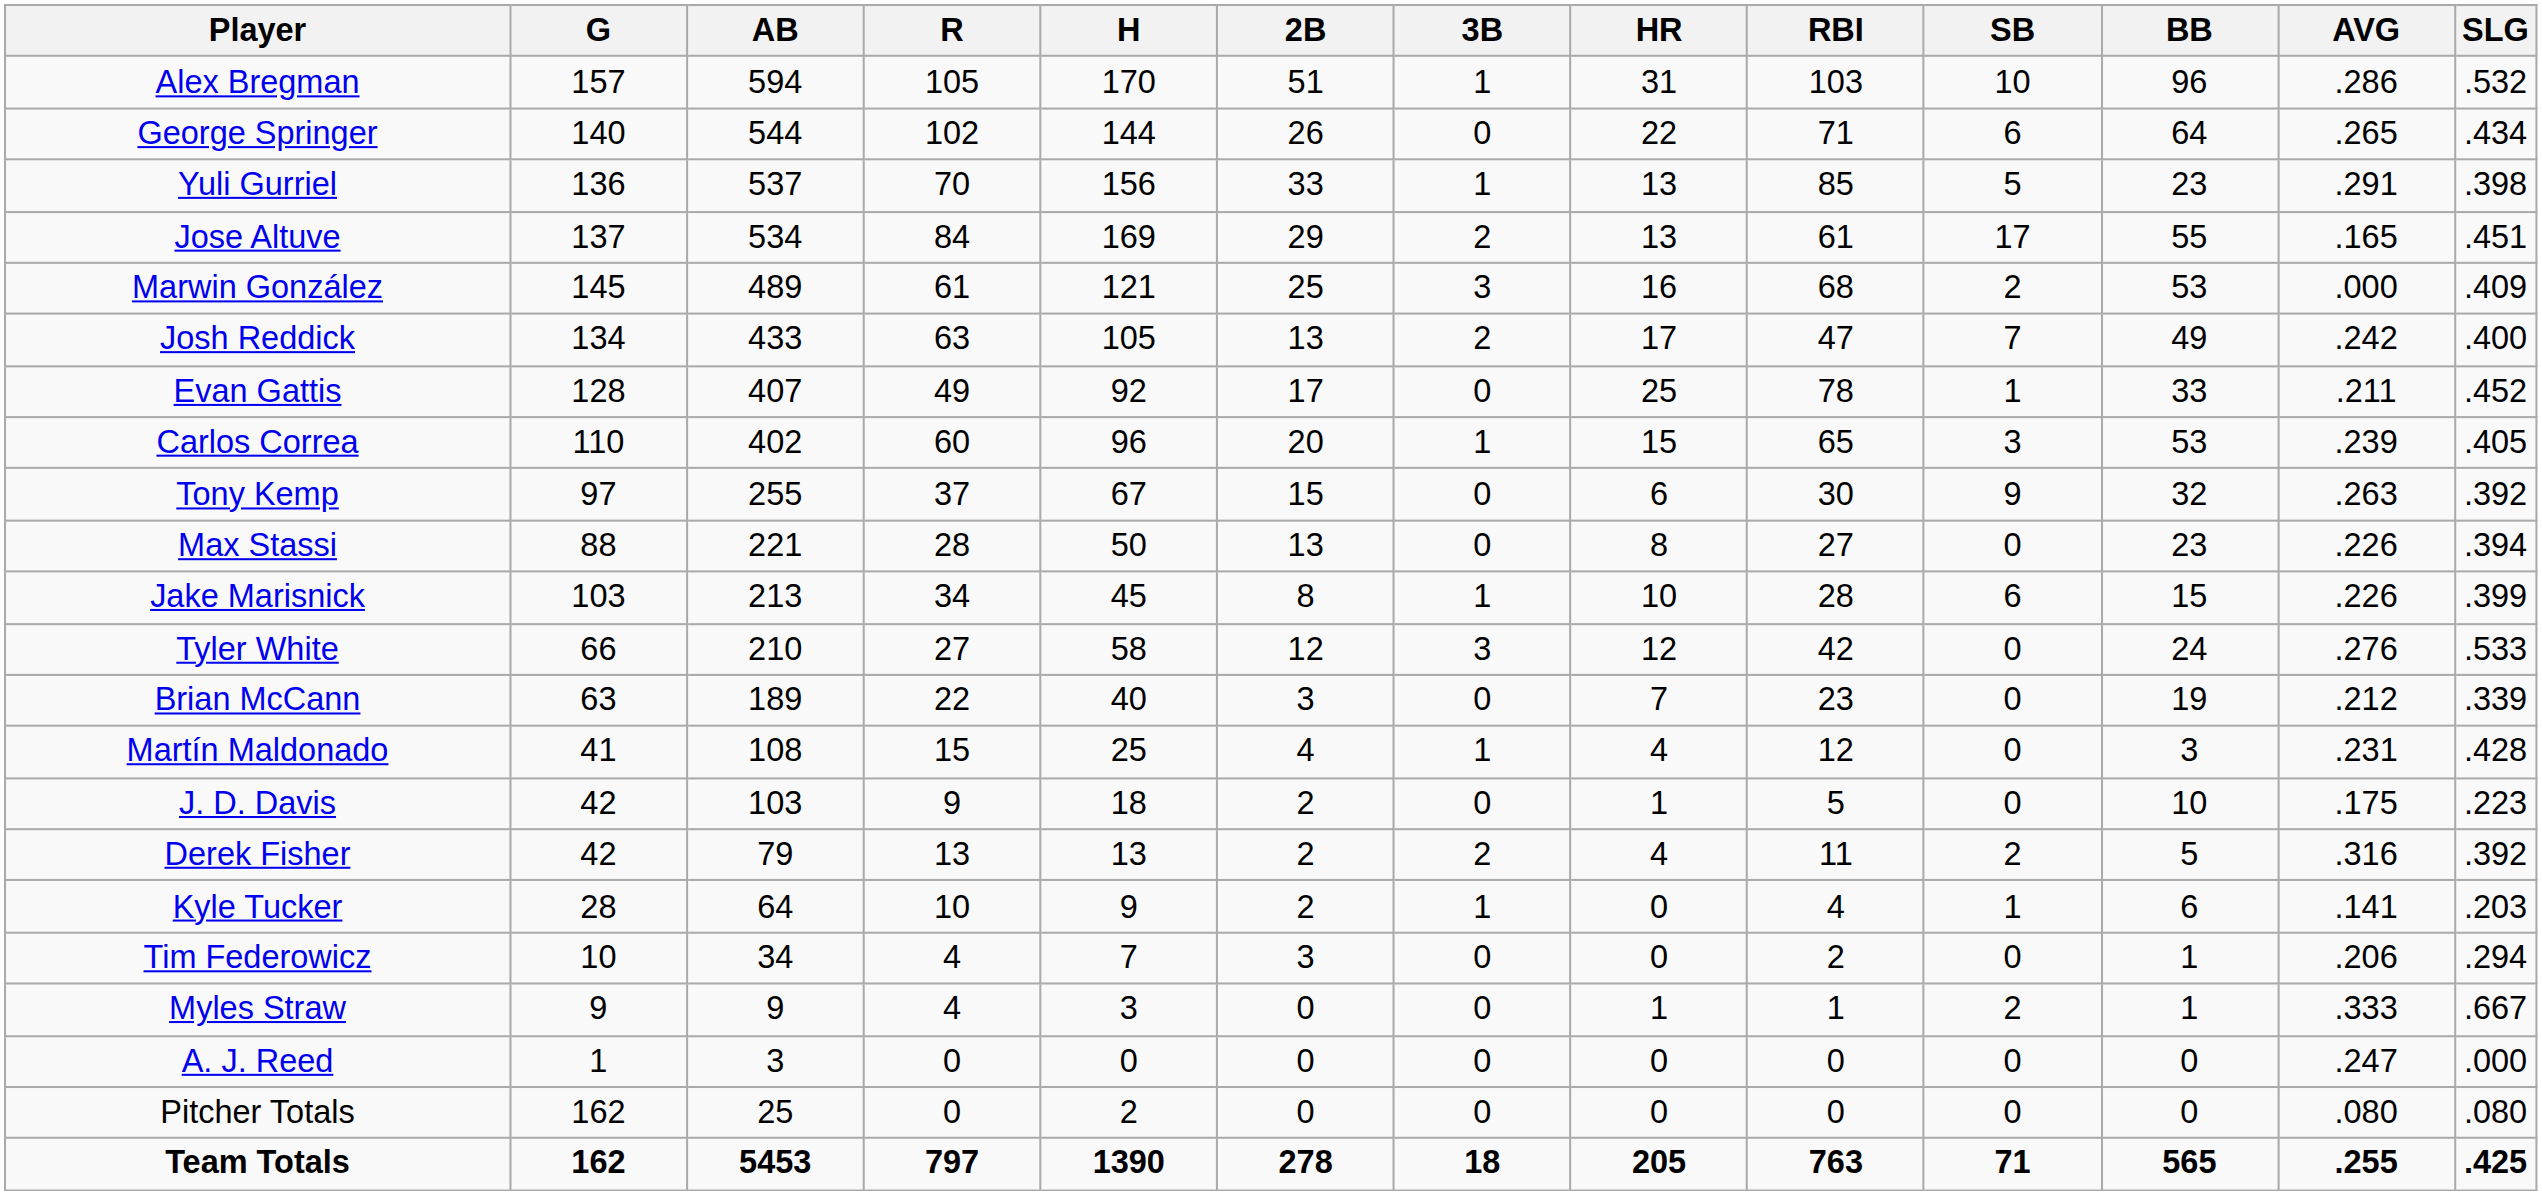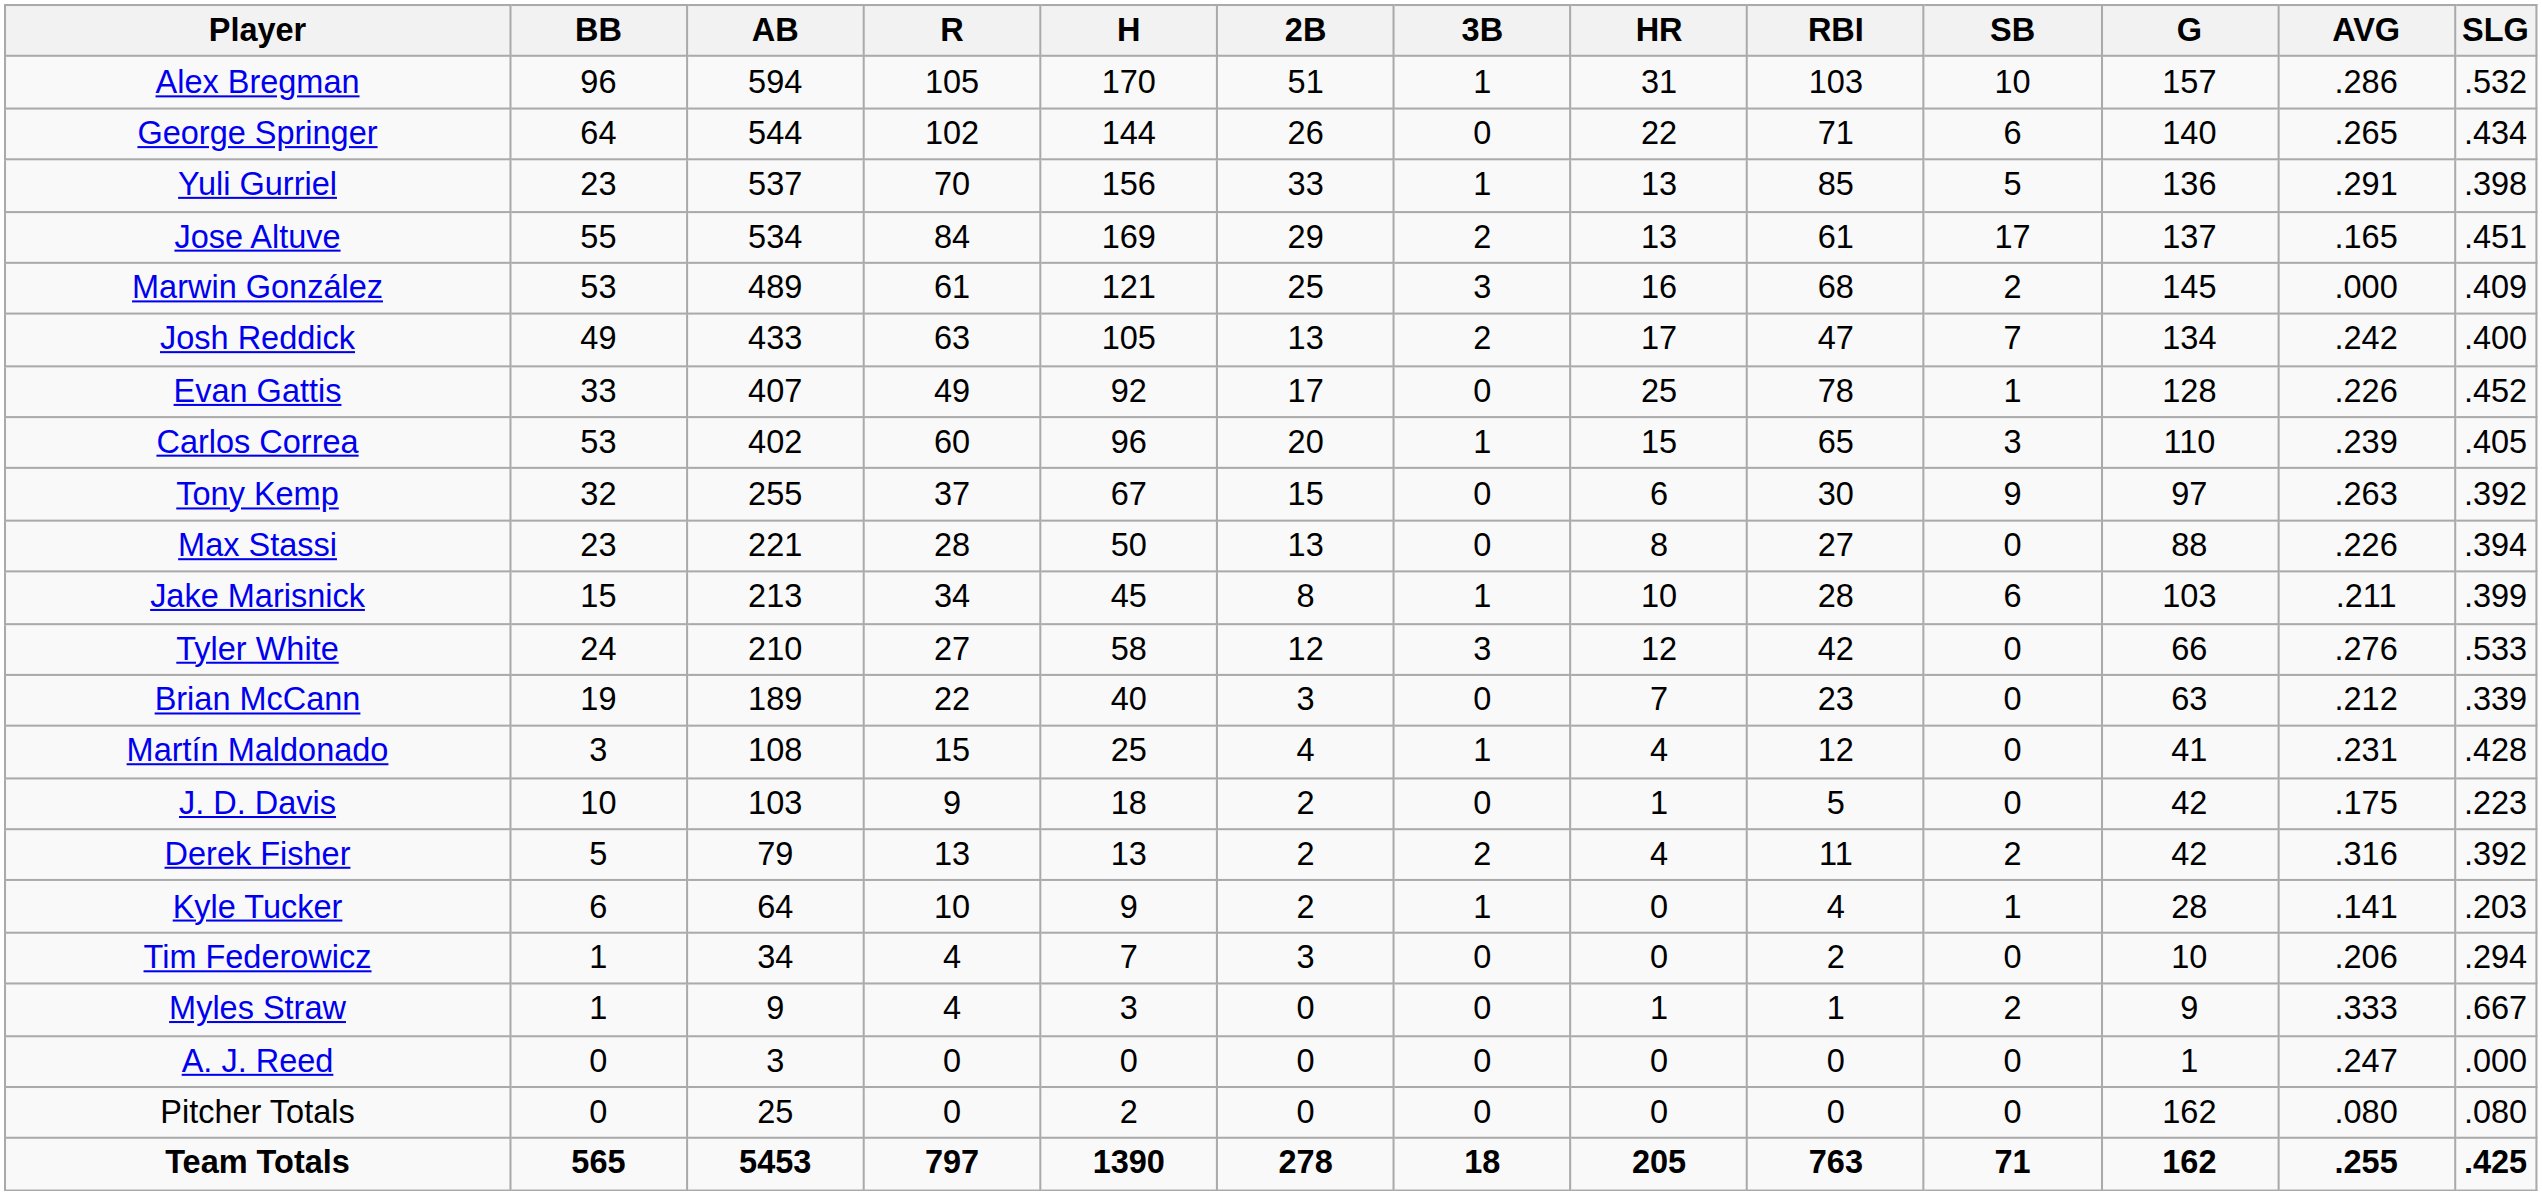columns swapped: (598, 30) <-> (2189, 30)
(2366, 390) .211 -> (2366, 390) .226
(2366, 596) .226 -> (2366, 596) .211
